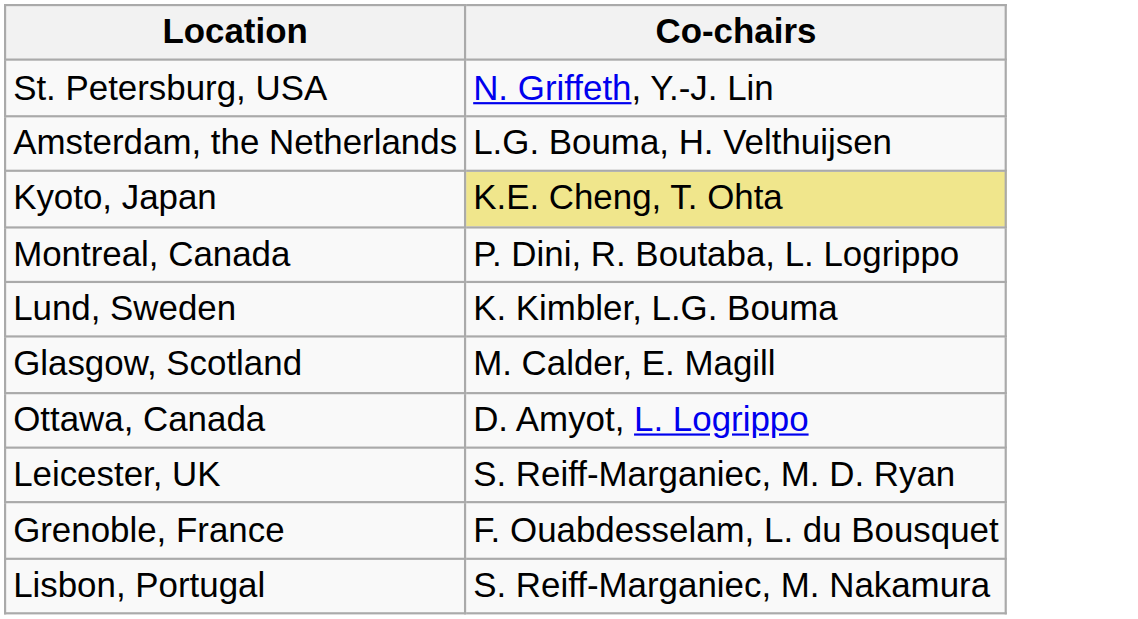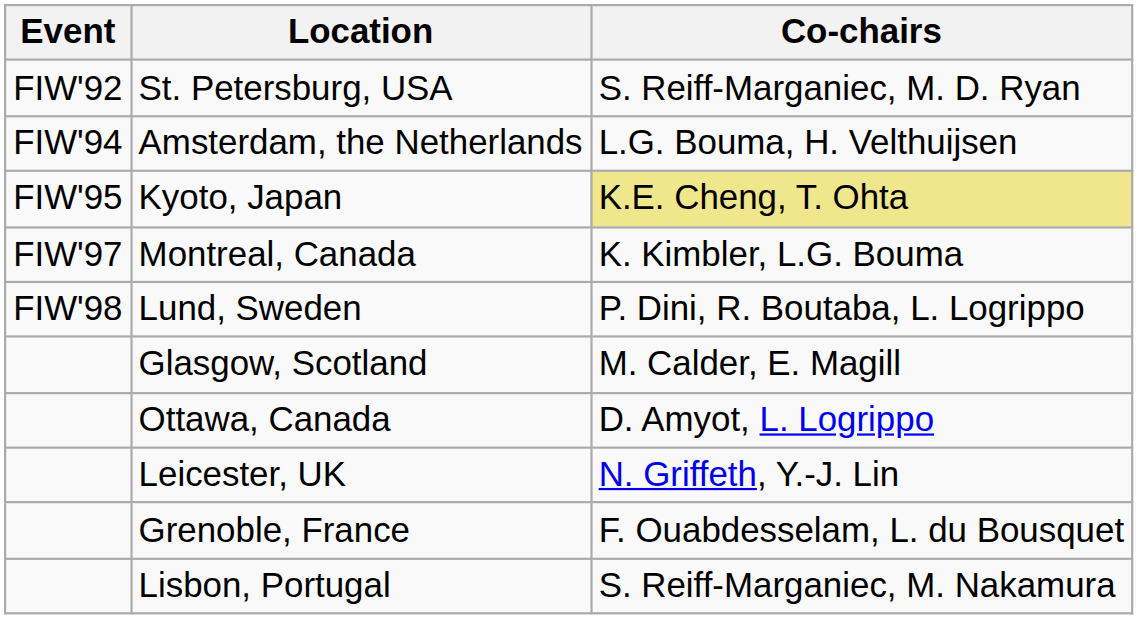+ column: (68, 32)
(623, 87) N. Griffeth, Y.-J. Lin -> (840, 87) S. Reiff-Marganiec, M. D. Ryan
(716, 253) P. Dini, R. Boutaba, L. Logrippo -> (781, 253) K. Kimbler, L.G. Bouma
(655, 308) K. Kimbler, L.G. Bouma -> (842, 308) P. Dini, R. Boutaba, L. Logrippo
(714, 474) S. Reiff-Marganiec, M. D. Ryan -> (749, 474) N. Griffeth, Y.-J. Lin
